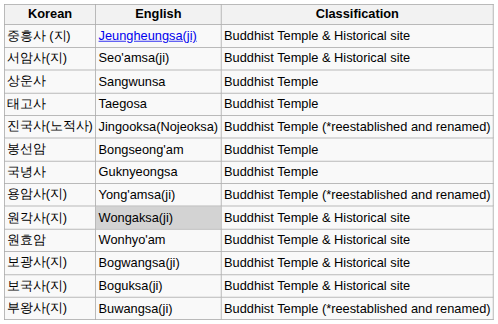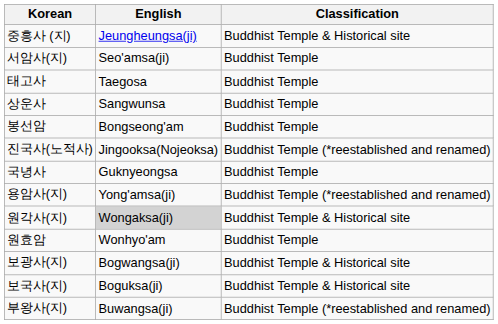(317, 58) Buddhist Temple & Historical site -> (271, 58) Buddhist Temple
rows swapped: (27, 103) <-> (27, 81)
rows swapped: (50, 126) <-> (27, 149)
(317, 240) Buddhist Temple & Historical site -> (271, 240) Buddhist Temple
